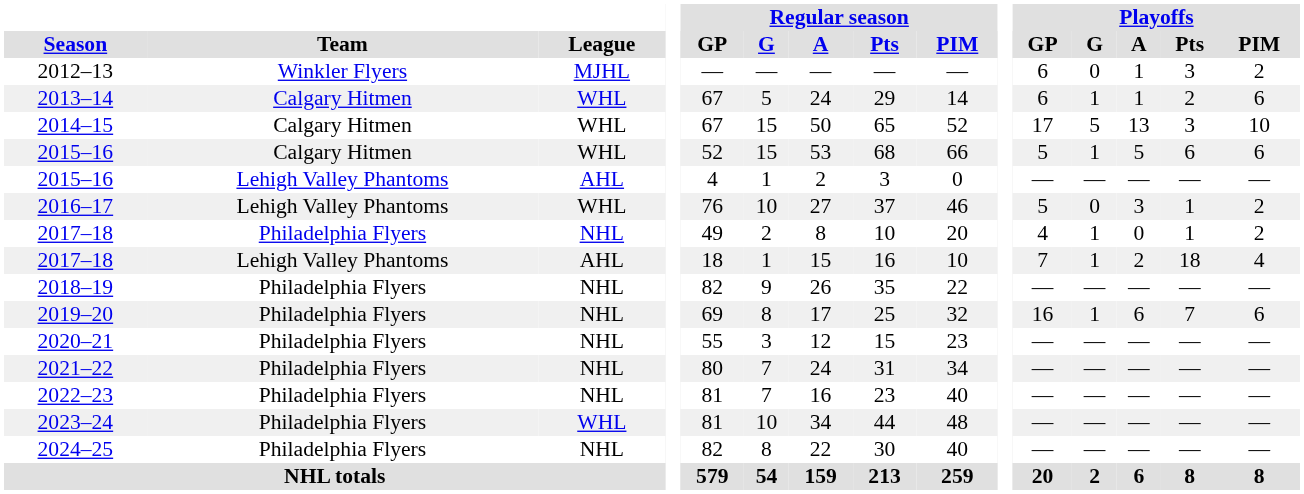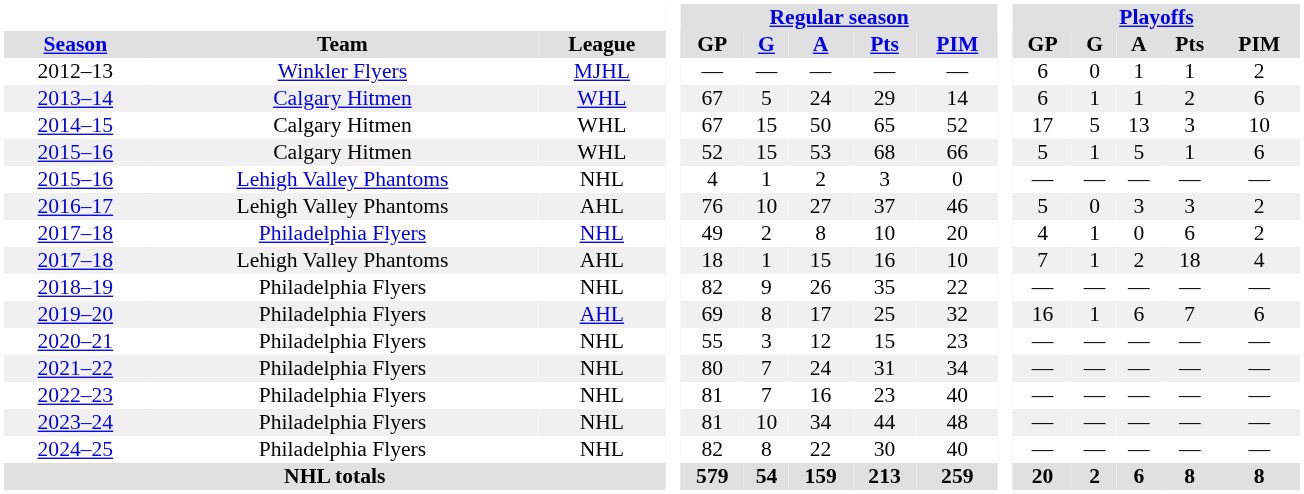(1190, 71) 3 -> (1190, 71) 1
(1190, 152) 6 -> (1190, 152) 1
(602, 179) AHL -> (602, 179) NHL
(602, 206) WHL -> (602, 206) AHL
(1190, 206) 1 -> (1190, 206) 3
(1190, 233) 1 -> (1190, 233) 6
(602, 314) NHL -> (602, 314) AHL
(602, 422) WHL -> (602, 422) NHL
